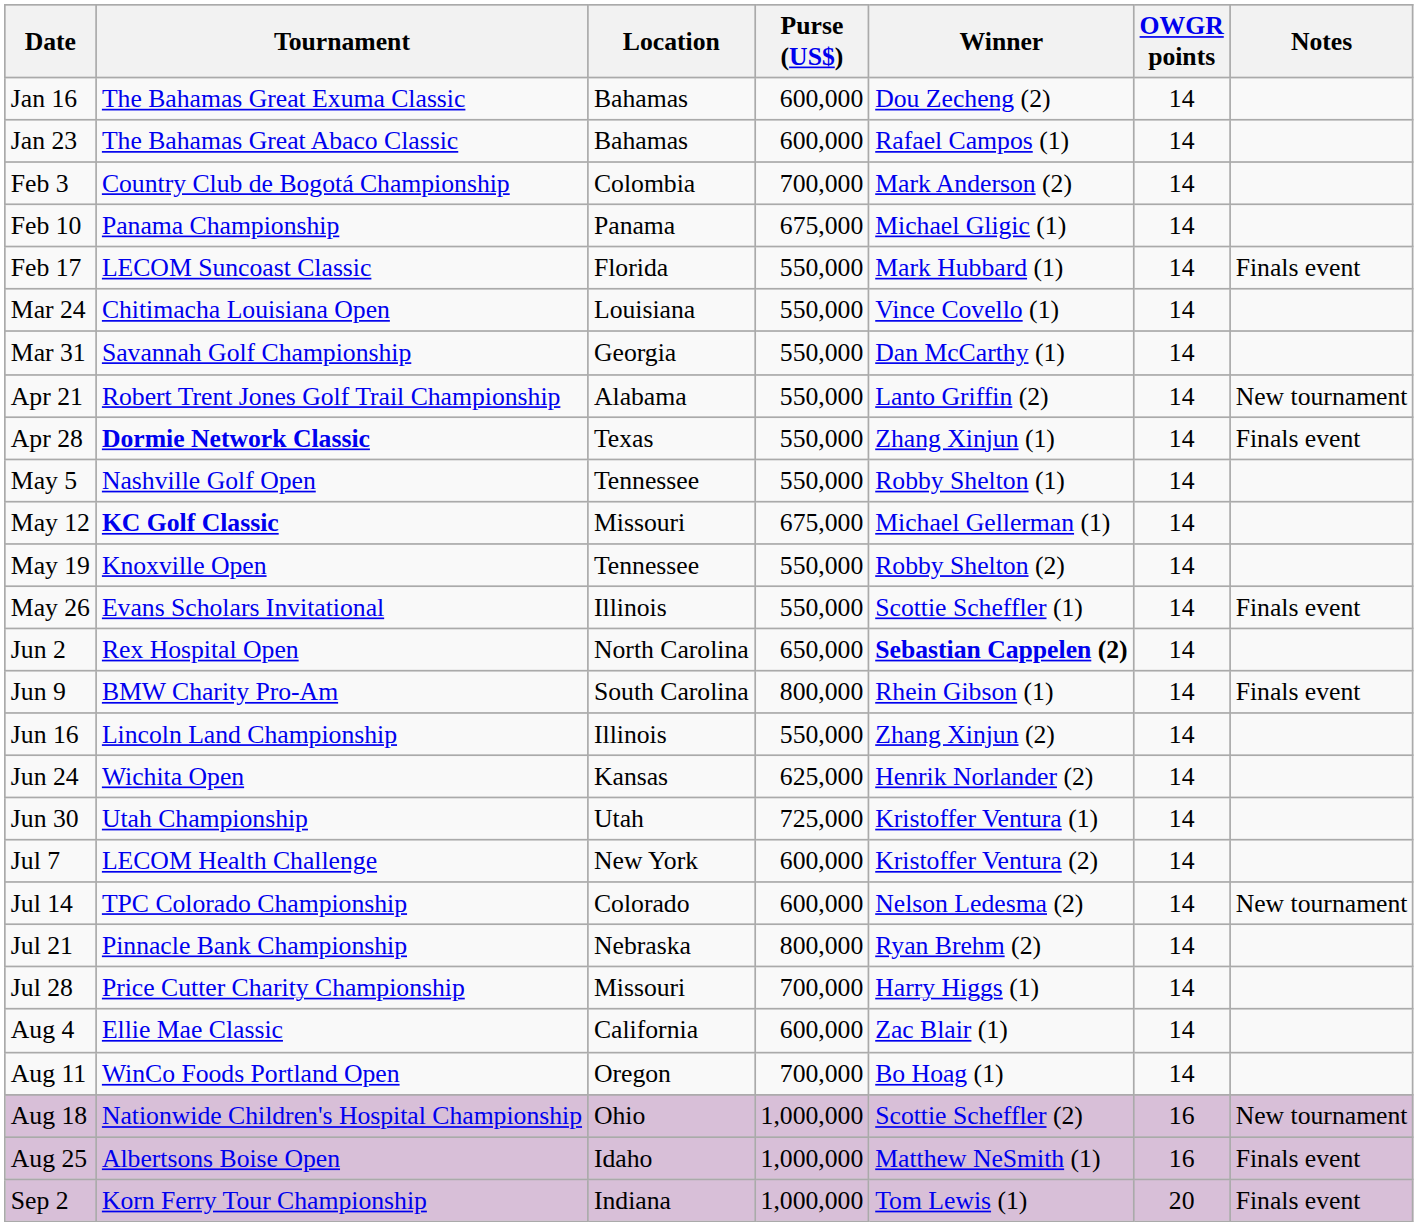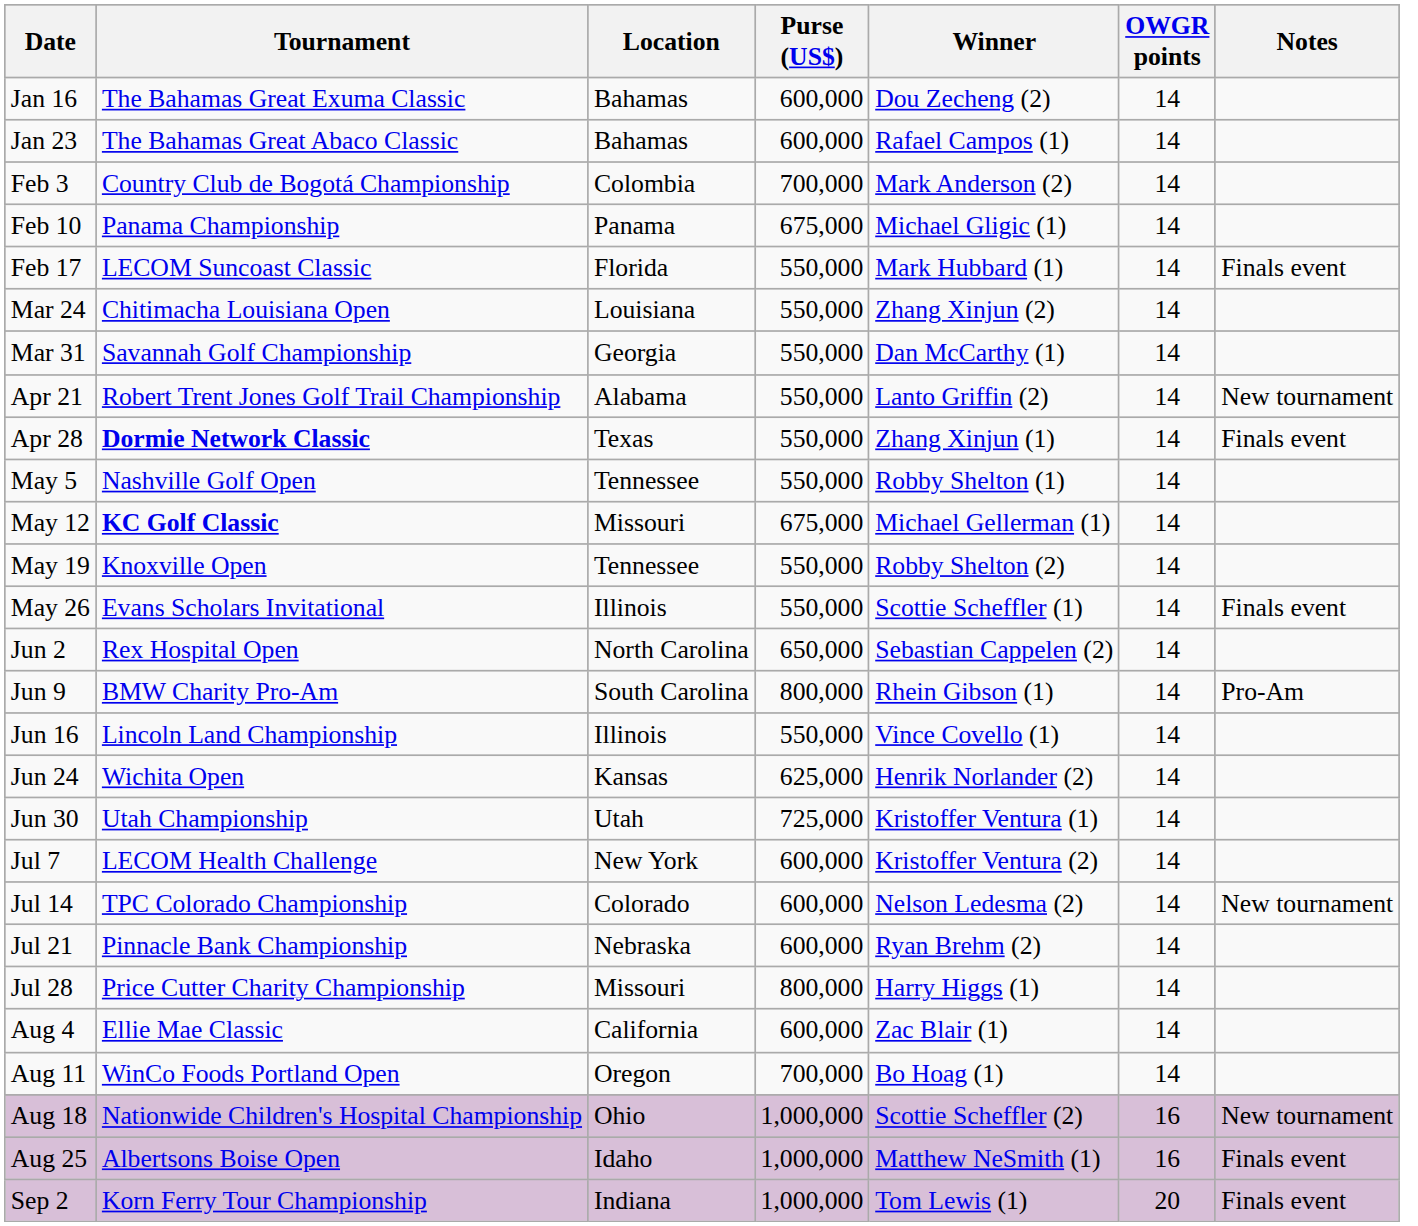(967, 310) Vince Covello (1) -> (965, 310) Zhang Xinjun (2)
(1001, 649) bold -> (994, 649) normal
(1298, 691) Finals event -> (1263, 691) Pro-Am
(965, 733) Zhang Xinjun (2) -> (967, 733) Vince Covello (1)
(822, 945) 800,000 -> (822, 945) 600,000
(822, 988) 700,000 -> (822, 988) 800,000
